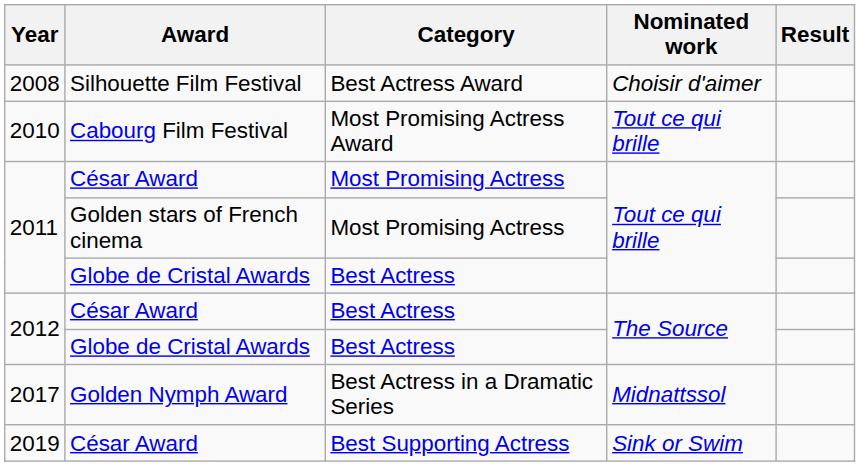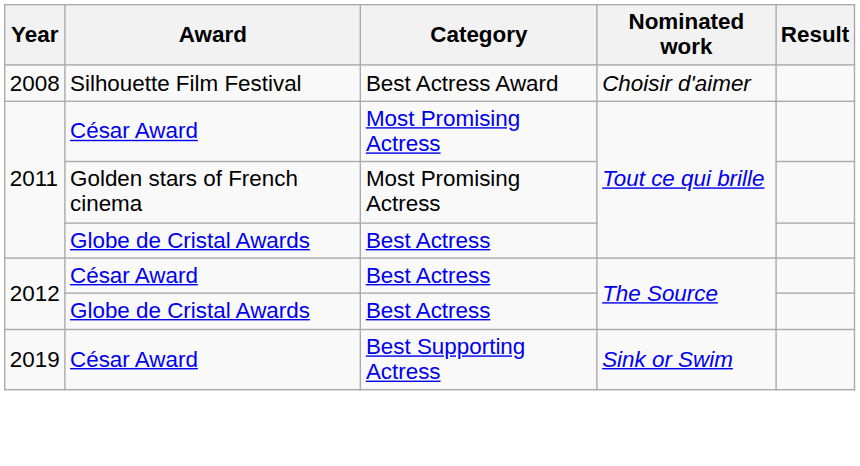- row: (35, 131)
- row: (35, 394)
